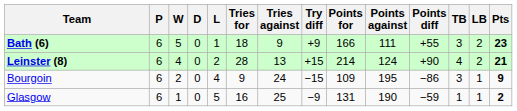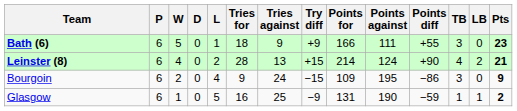(479, 43) 2 -> (479, 43) 0
(479, 79) 1 -> (479, 79) 0
